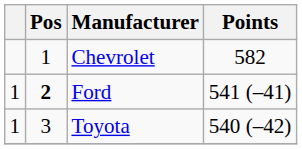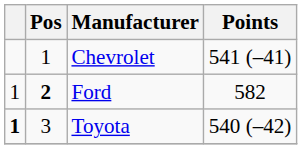(250, 56) 582 -> (250, 56) 541 (–41)
(250, 91) 541 (–41) -> (250, 91) 582
(15, 126) normal -> (15, 126) bold
